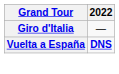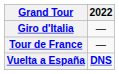+ row: (46, 45)
